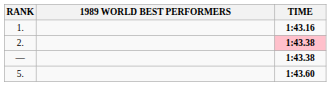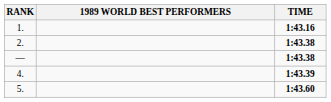(300, 43) pink background -> (300, 43) no background
+ row: (20, 74)
